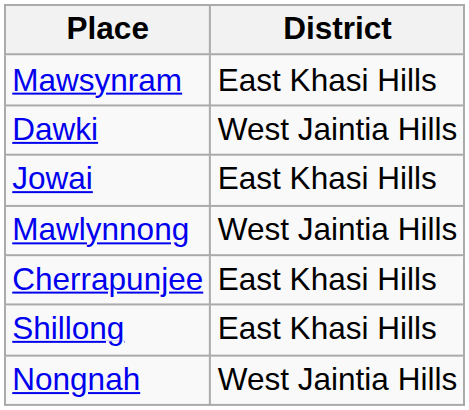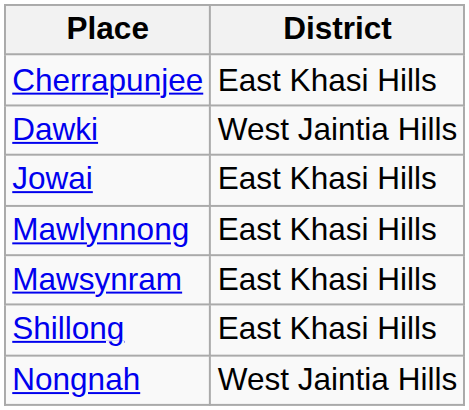rows swapped: (108, 279) <-> (97, 79)
(337, 229) West Jaintia Hills -> (327, 229) East Khasi Hills
